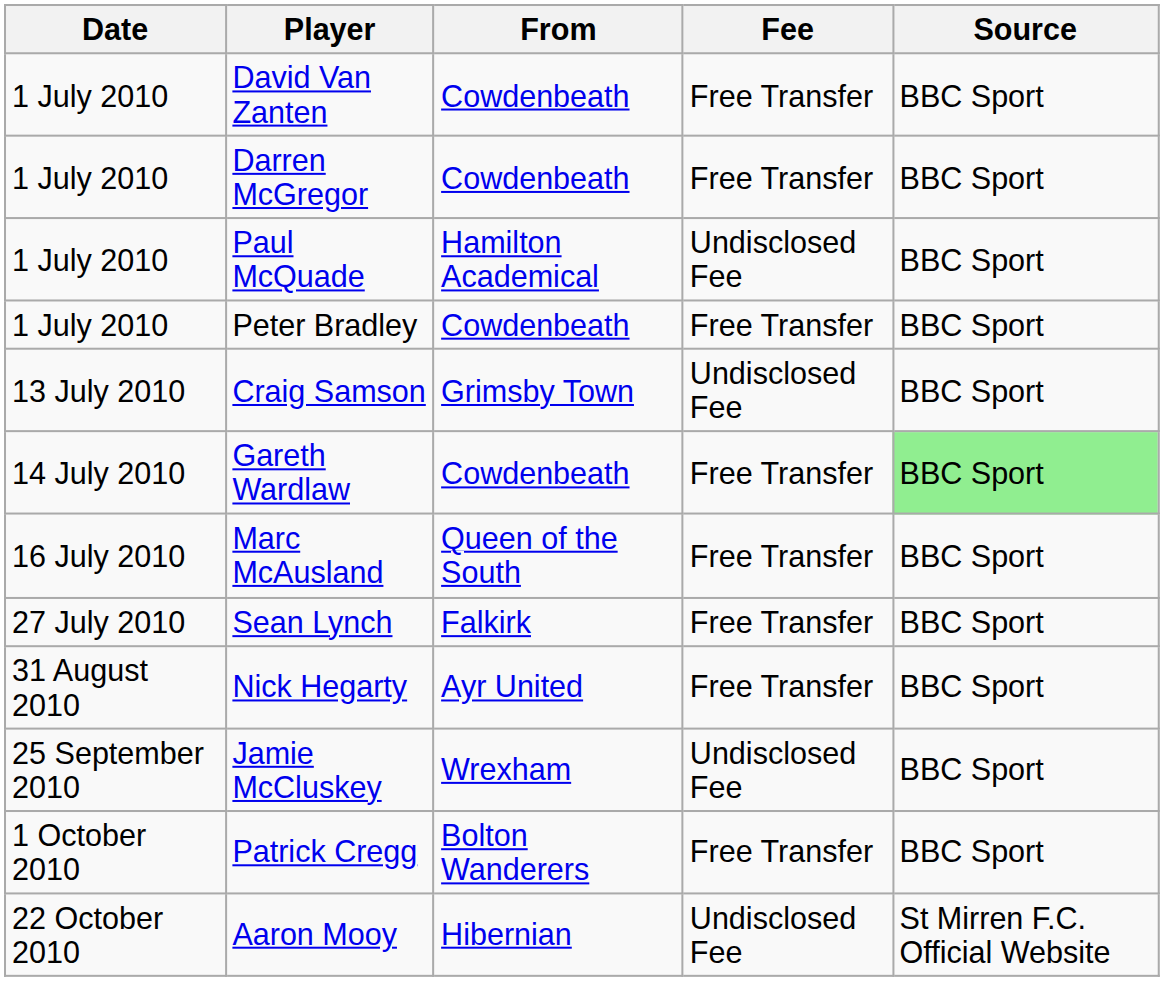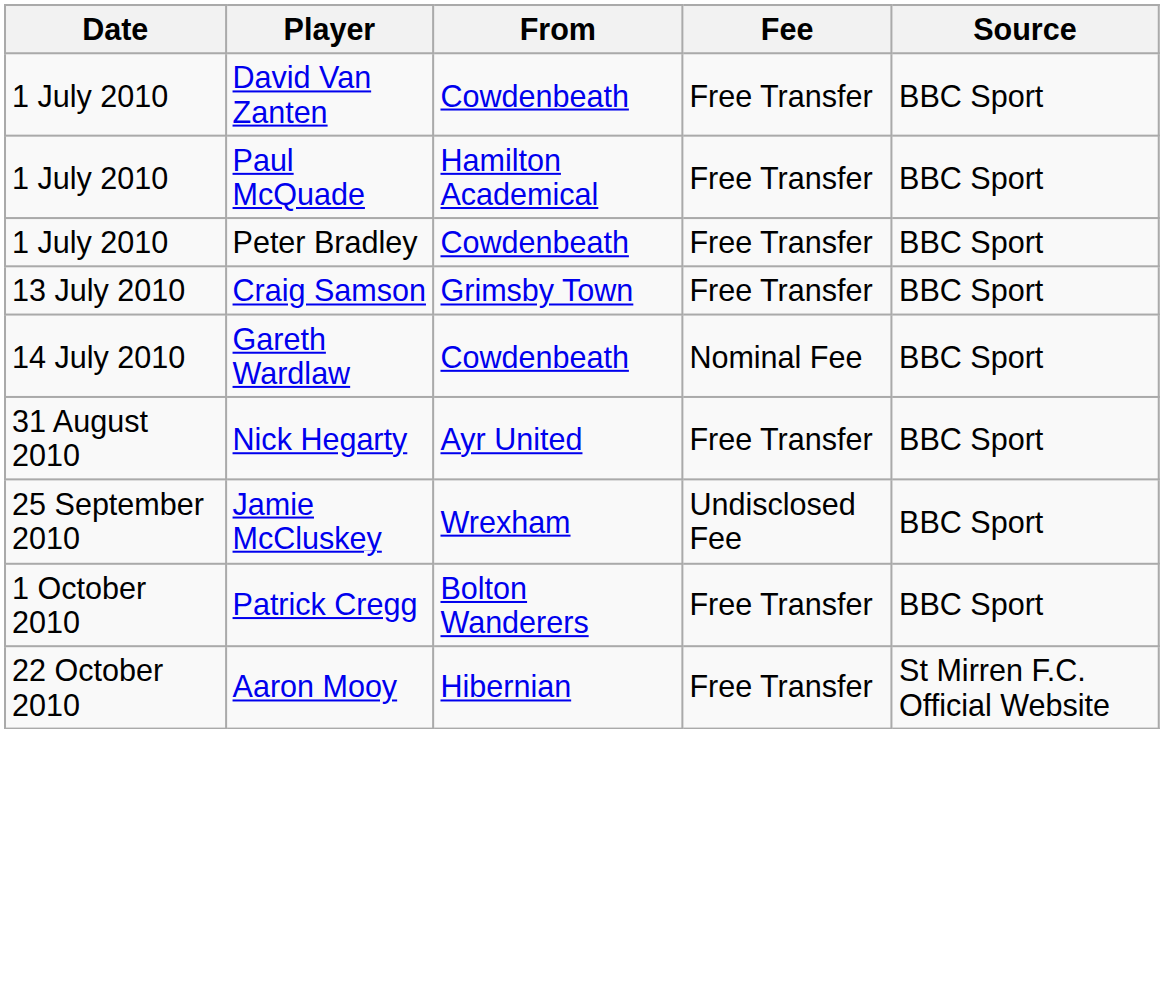- row: (300, 177)
(773, 260) Undisclosed Fee -> (781, 177) Free Transfer
(773, 391) Undisclosed Fee -> (781, 291) Free Transfer
(781, 473) Free Transfer -> (776, 357) Nominal Fee
(972, 473) lightgreen background -> (971, 357) no background
- row: (308, 556)
- row: (312, 621)
(773, 934) Undisclosed Fee -> (781, 687) Free Transfer
